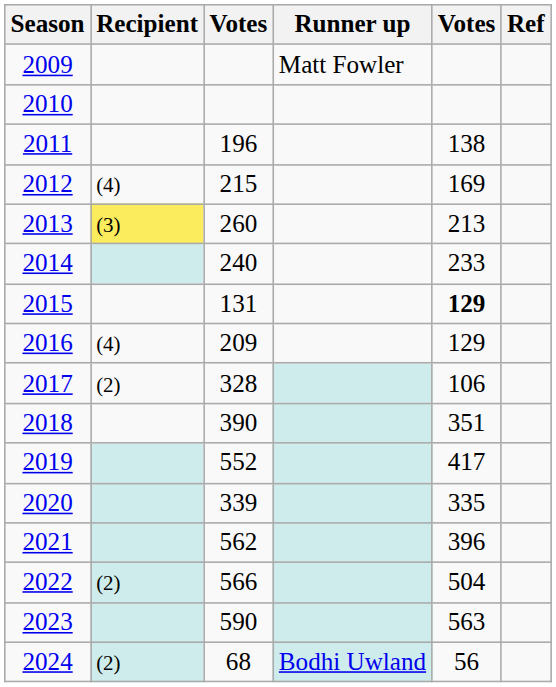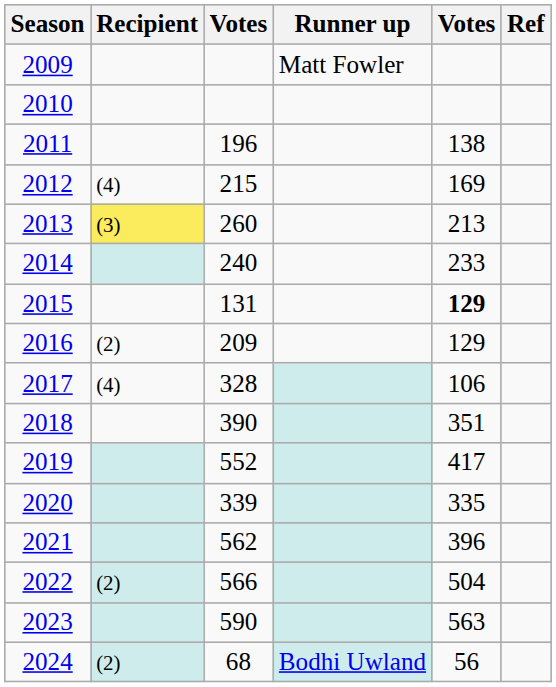(108, 344) (4) -> (108, 344) (2)
(108, 384) (2) -> (108, 384) (4)
